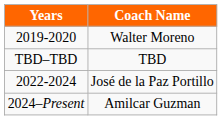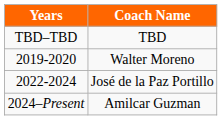rows swapped: (46, 59) <-> (46, 37)
